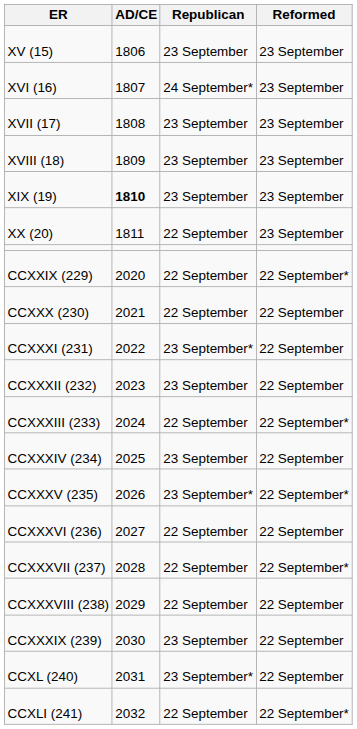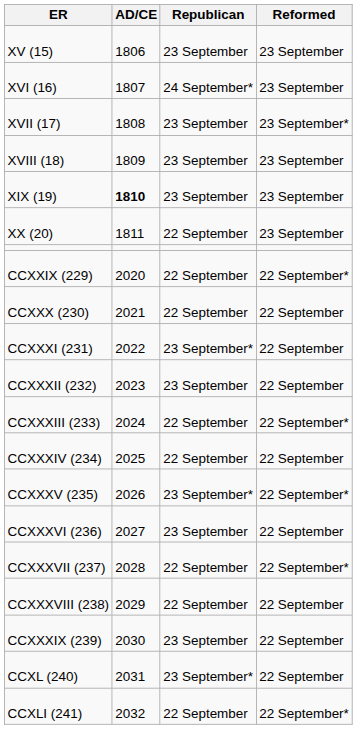(301, 124) 23 September -> (304, 124) 23 September*
(206, 458) 23 September -> (206, 458) 22 September
(206, 531) 22 September -> (206, 531) 23 September
